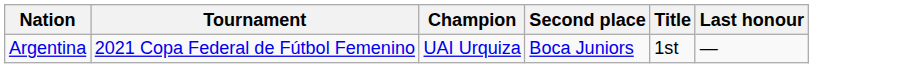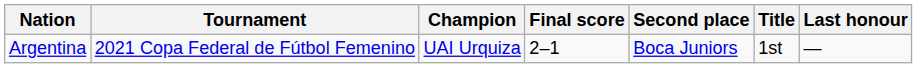+ column: (577, 19)
